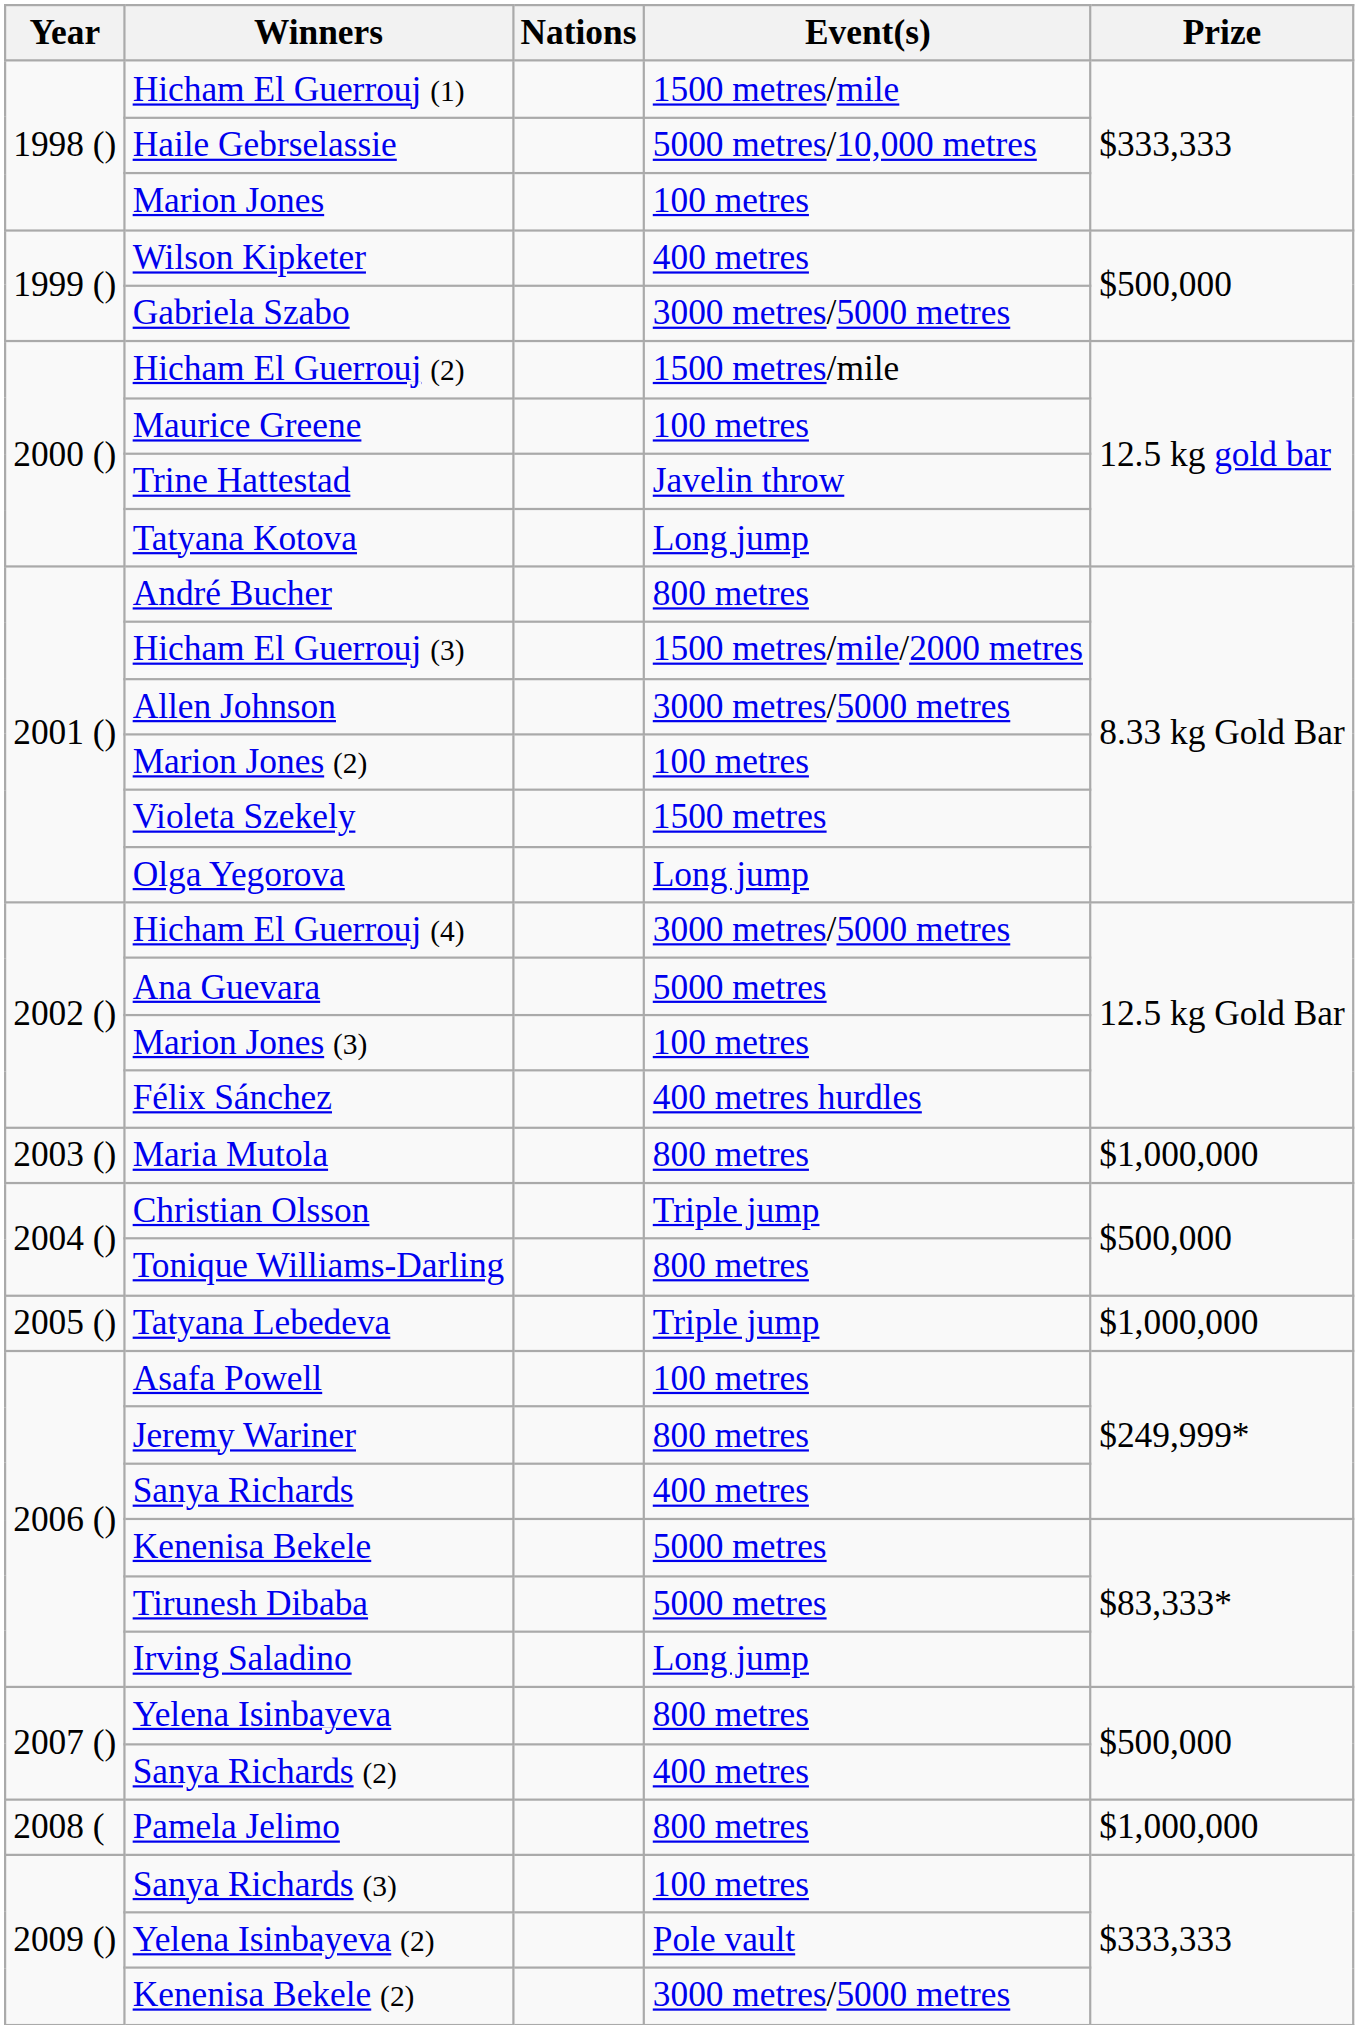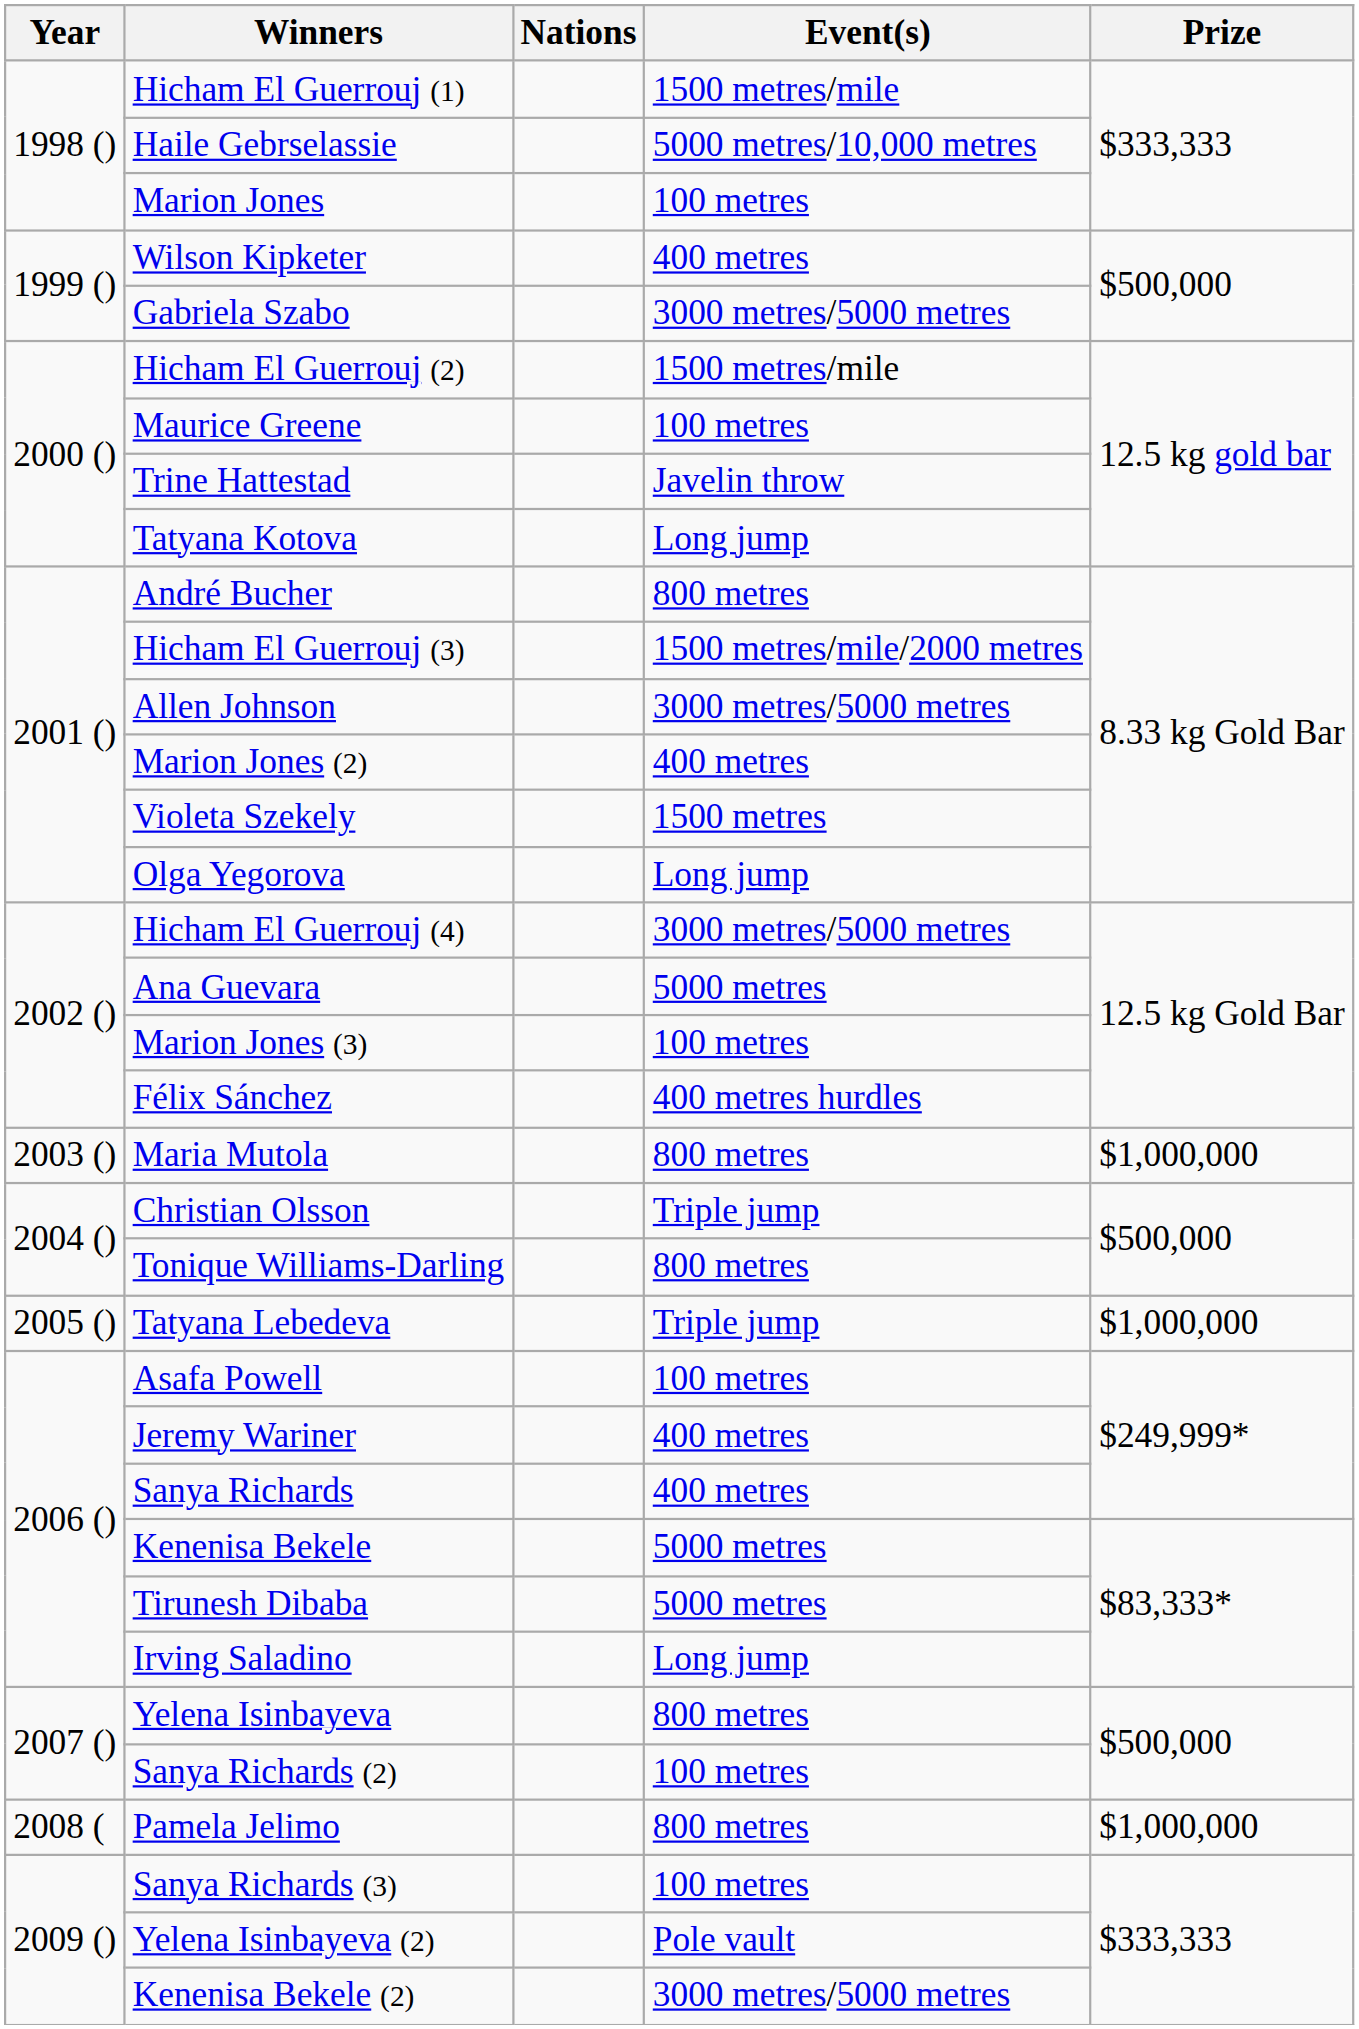(731, 761) 100 metres -> (731, 761) 400 metres
(731, 1434) 800 metres -> (731, 1434) 400 metres
(731, 1770) 400 metres -> (731, 1770) 100 metres
